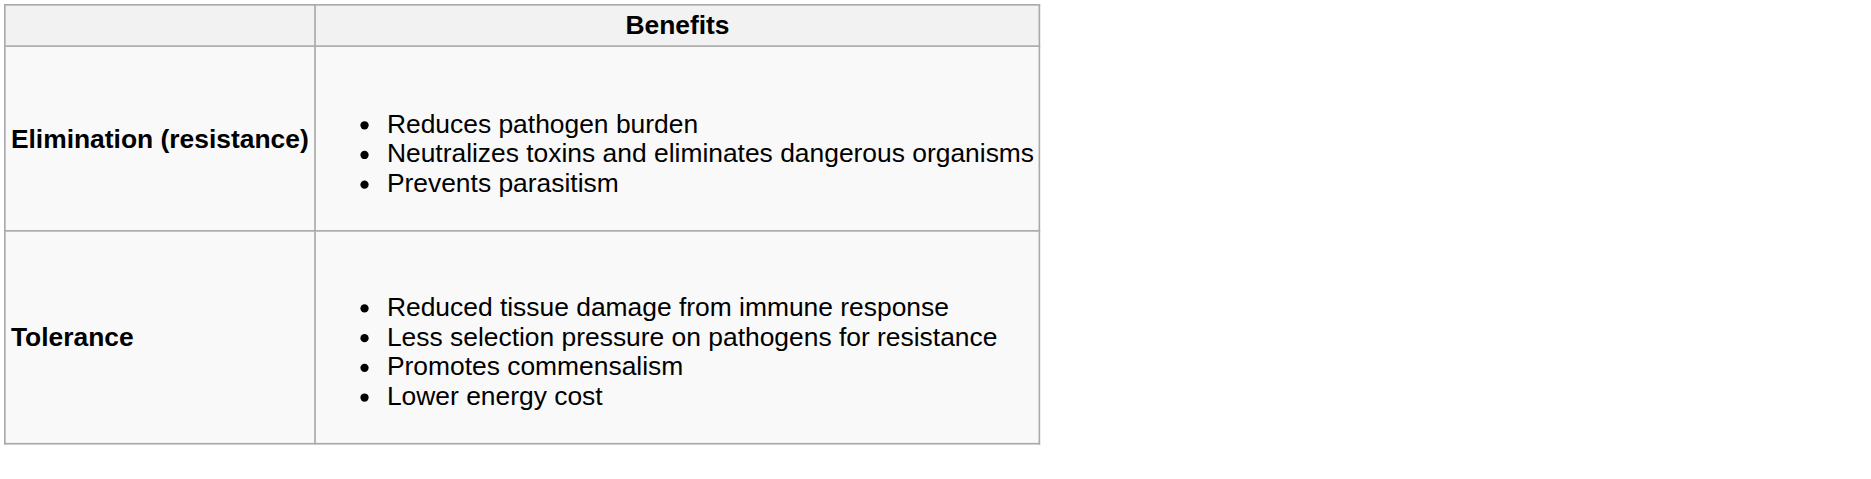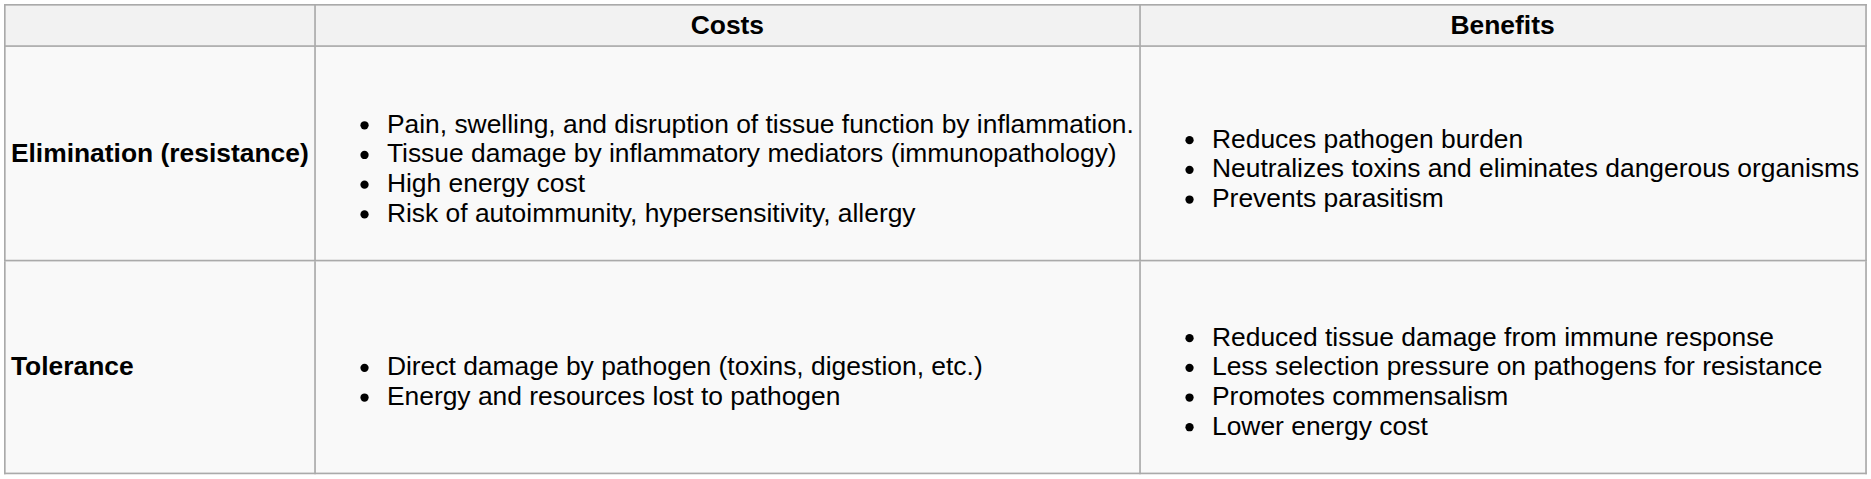+ column: (727, 25)
